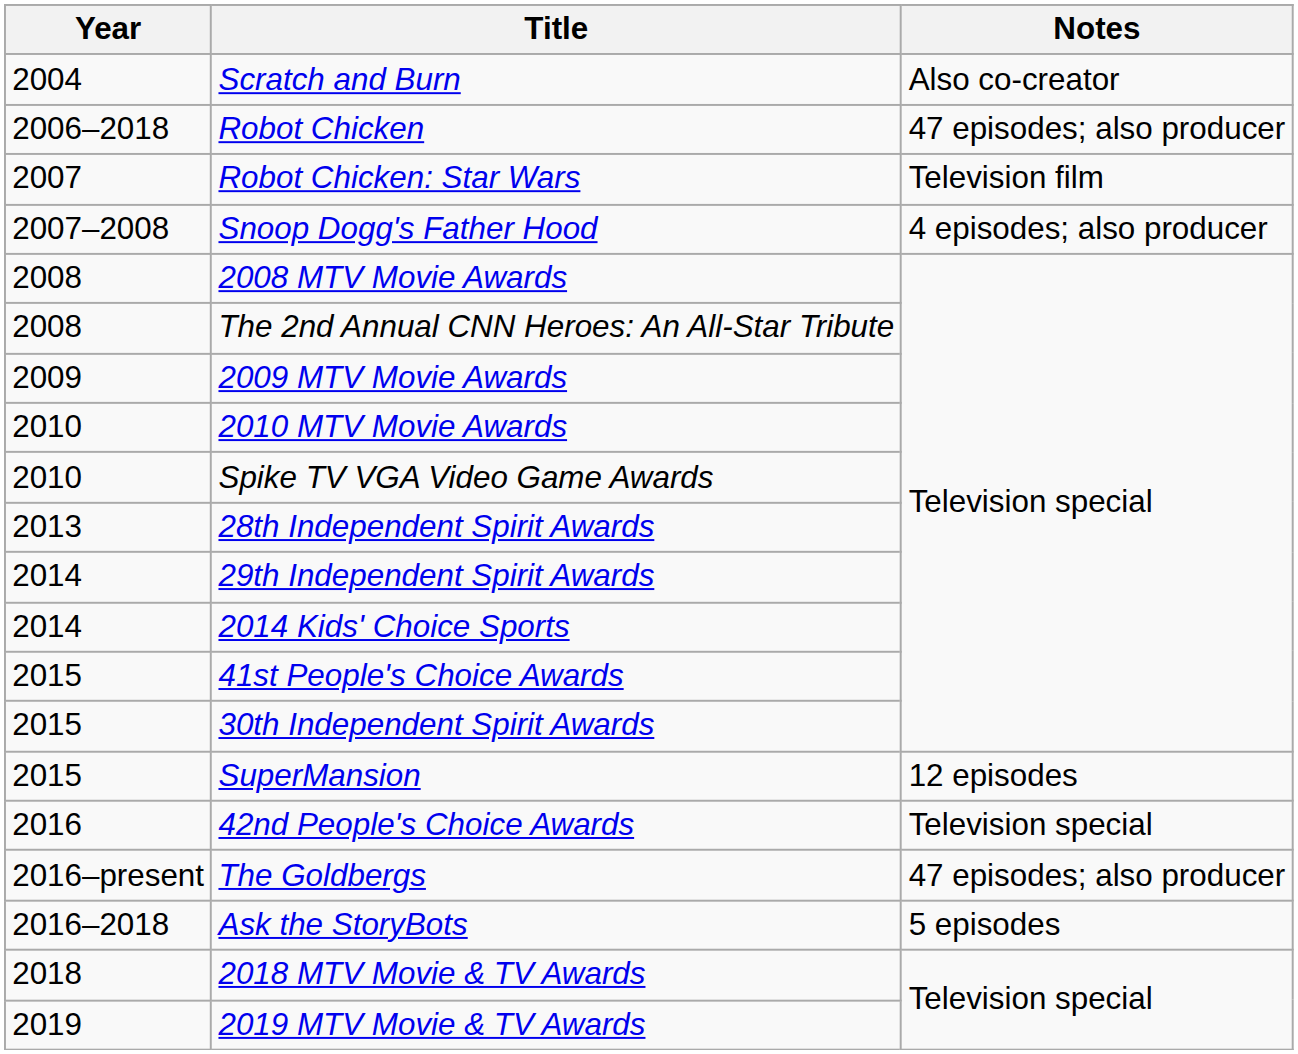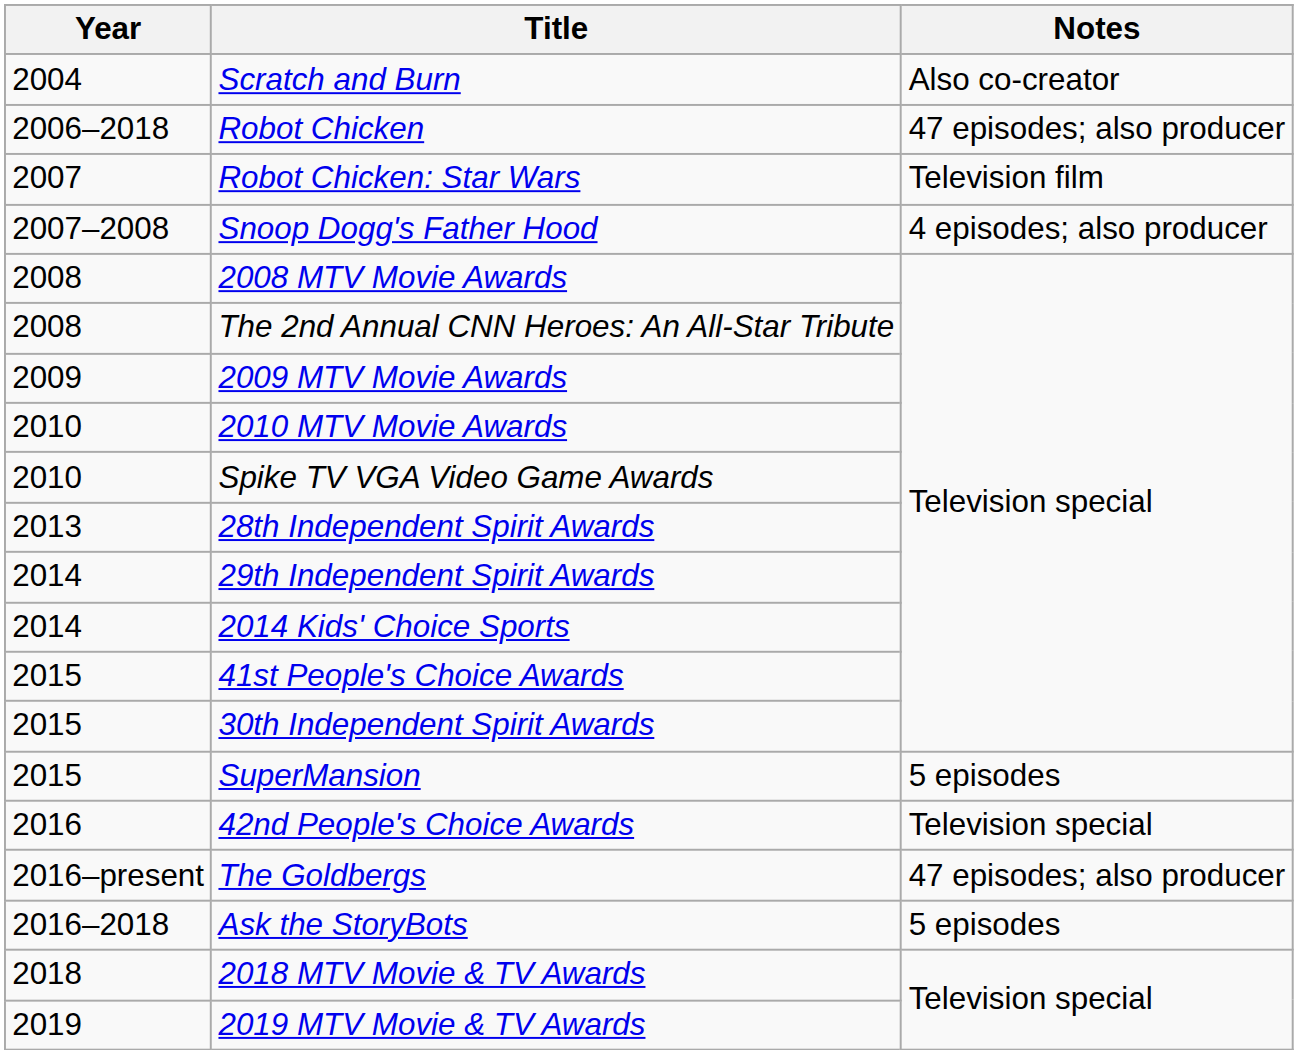(993, 775) 12 episodes -> (984, 775) 5 episodes
